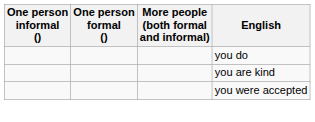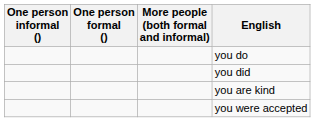+ row: (233, 73)
